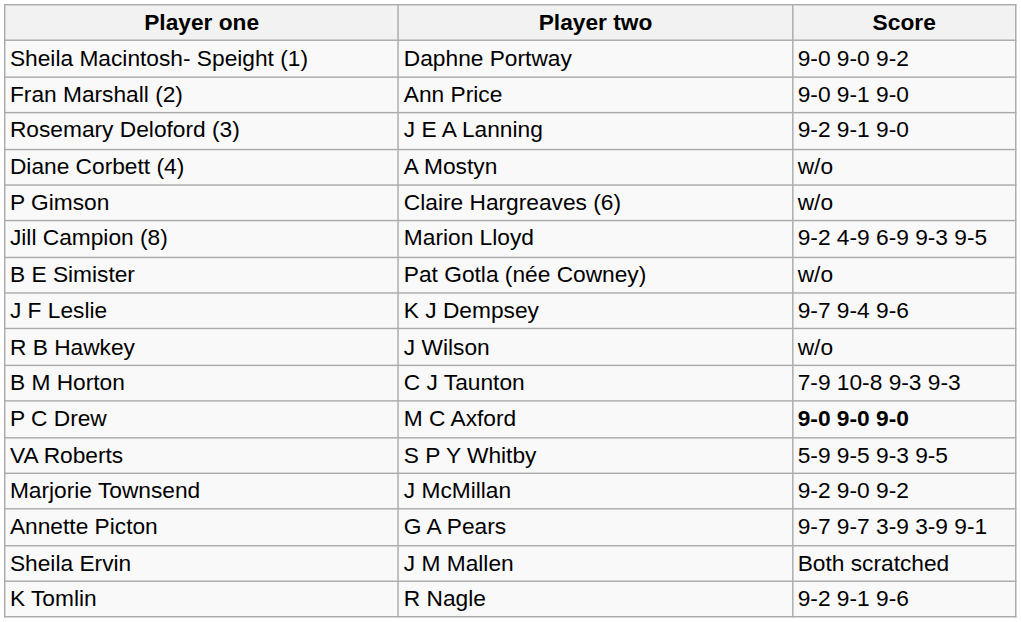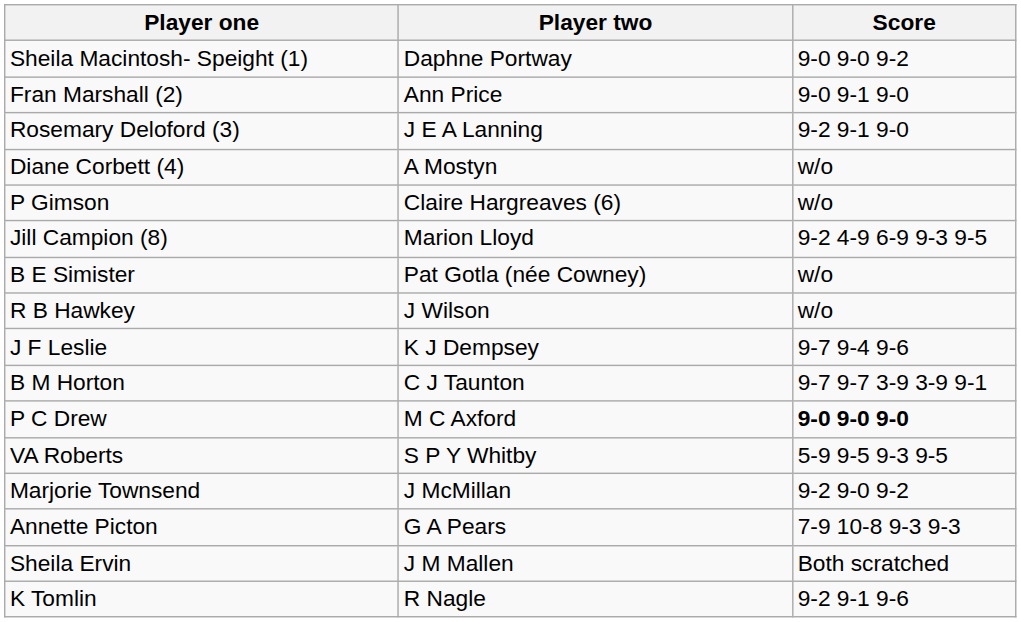rows swapped: (72, 346) <-> (59, 310)
(879, 382) 7-9 10-8 9-3 9-3 -> (892, 382) 9-7 9-7 3-9 3-9 9-1
(892, 526) 9-7 9-7 3-9 3-9 9-1 -> (879, 526) 7-9 10-8 9-3 9-3
